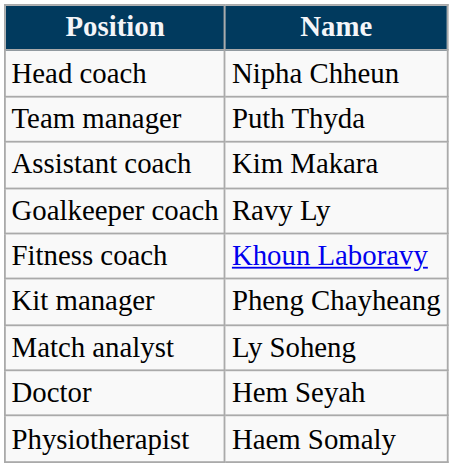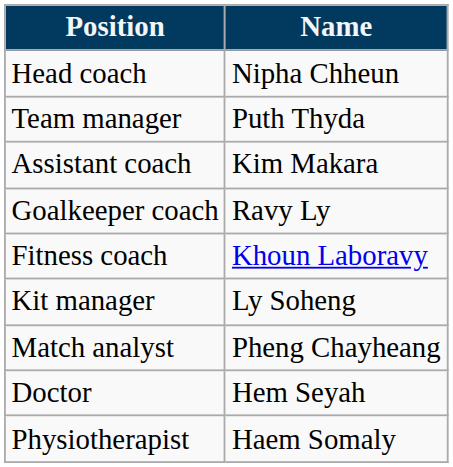(336, 301) Pheng Chayheang -> (294, 301) Ly Soheng
(294, 347) Ly Soheng -> (336, 347) Pheng Chayheang
